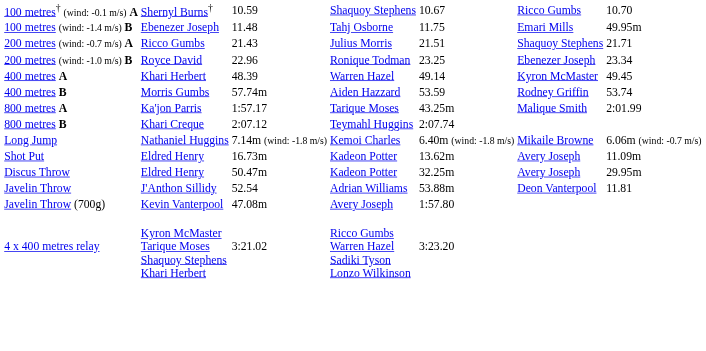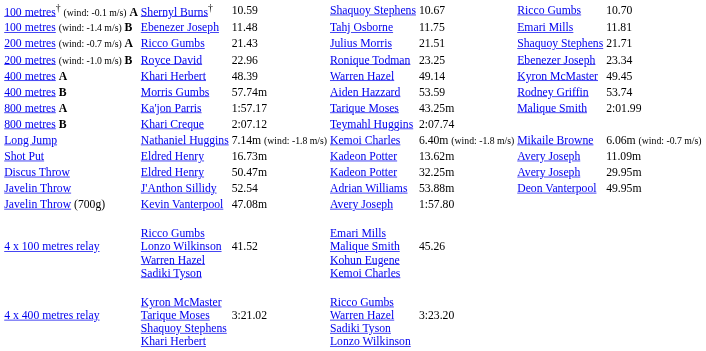(624, 28) 49.95m -> (619, 28) 11.81
(619, 188) 11.81 -> (624, 188) 49.95m
+ row: (52, 247)
